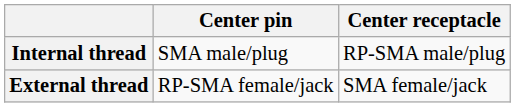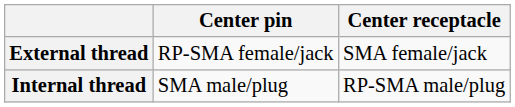rows swapped: (79, 53) <-> (79, 85)
